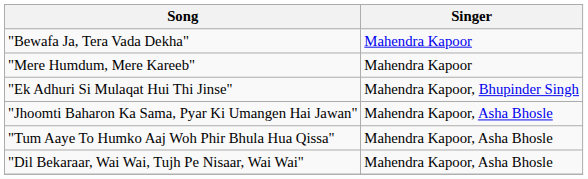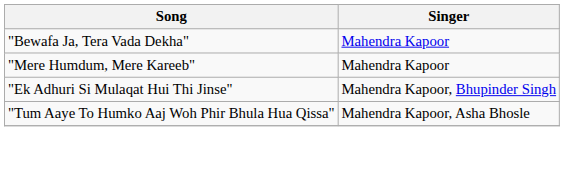- row: (183, 114)
- row: (156, 162)
